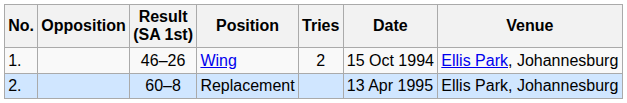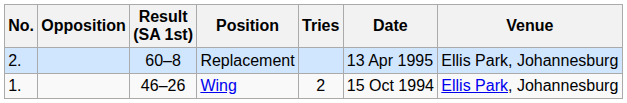rows swapped: (219, 60) <-> (248, 85)
